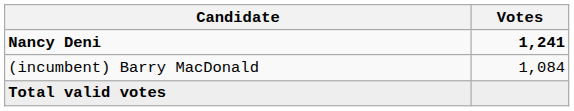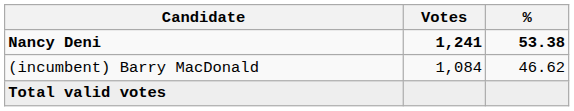+ column: (527, 17)
